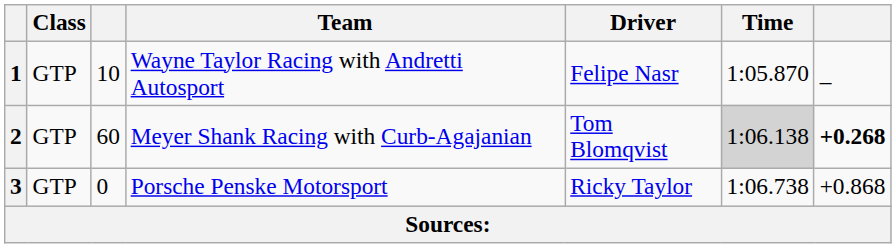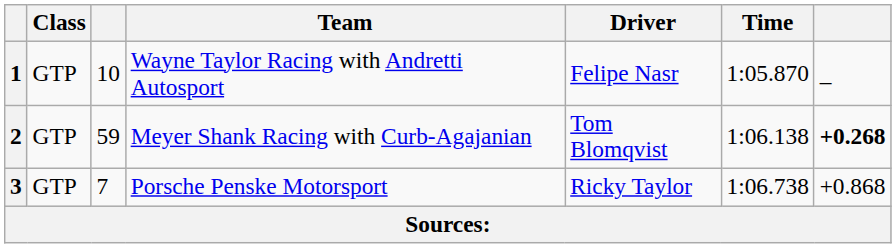(108, 136) 60 -> (108, 136) 59
(768, 136) lightgrey background -> (768, 136) no background
(102, 186) 0 -> (102, 186) 7
